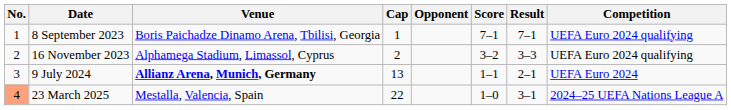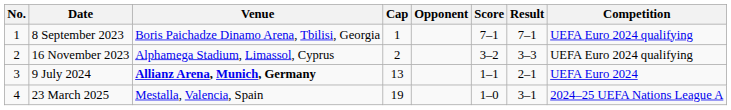(17, 94) lightsalmon background -> (17, 94) no background
(397, 94) 22 -> (397, 94) 19
